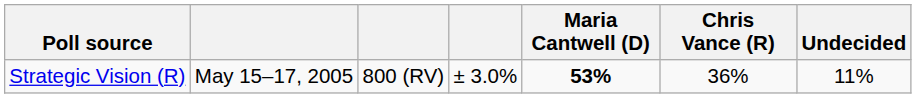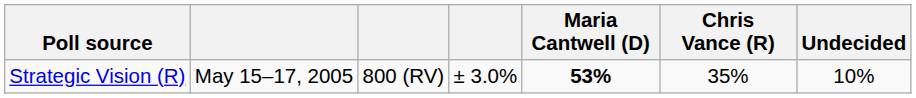(728, 76) 36% -> (728, 76) 35%
(854, 76) 11% -> (854, 76) 10%
